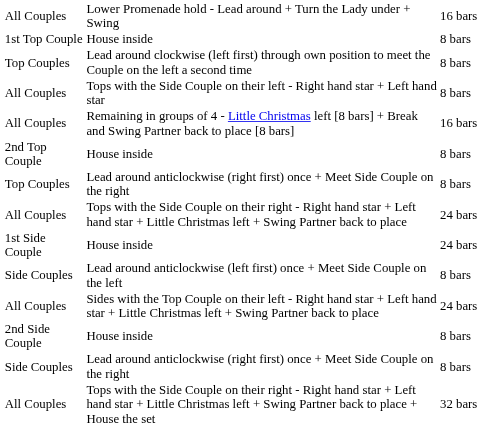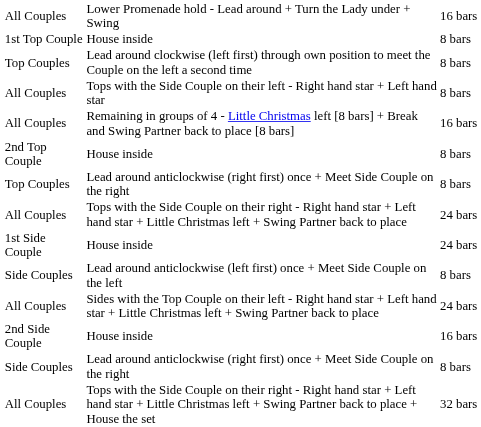(455, 336) 8 bars -> (459, 336) 16 bars
